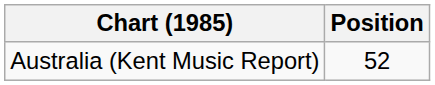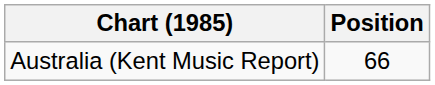(377, 60) 52 -> (377, 60) 66
